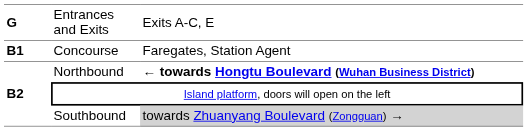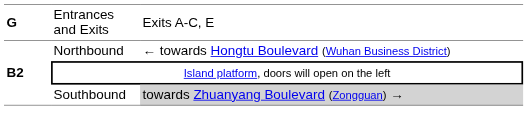- row: (86, 51)
(309, 72) bold -> (297, 51) normal
